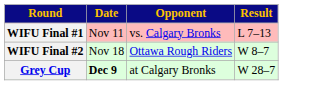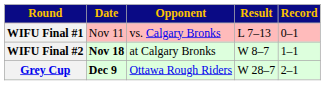+ column: (299, 13)
(106, 51) normal -> (106, 51) bold
(181, 51) Ottawa Rough Riders -> (173, 51) at Calgary Bronks
(173, 70) at Calgary Bronks -> (181, 70) Ottawa Rough Riders
